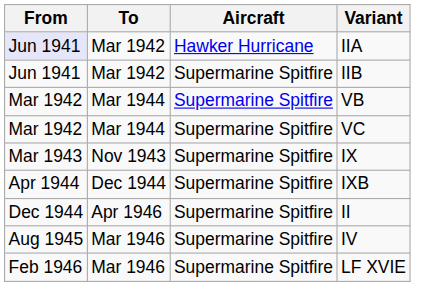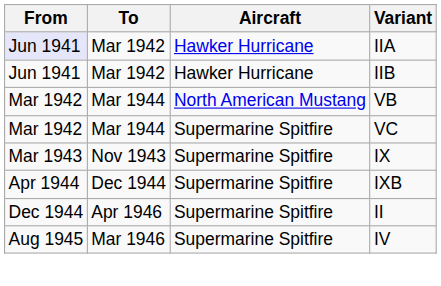(253, 73) Supermarine Spitfire -> (244, 73) Hawker Hurricane
(253, 101) Supermarine Spitfire -> (270, 101) North American Mustang
- row: (373, 267)
